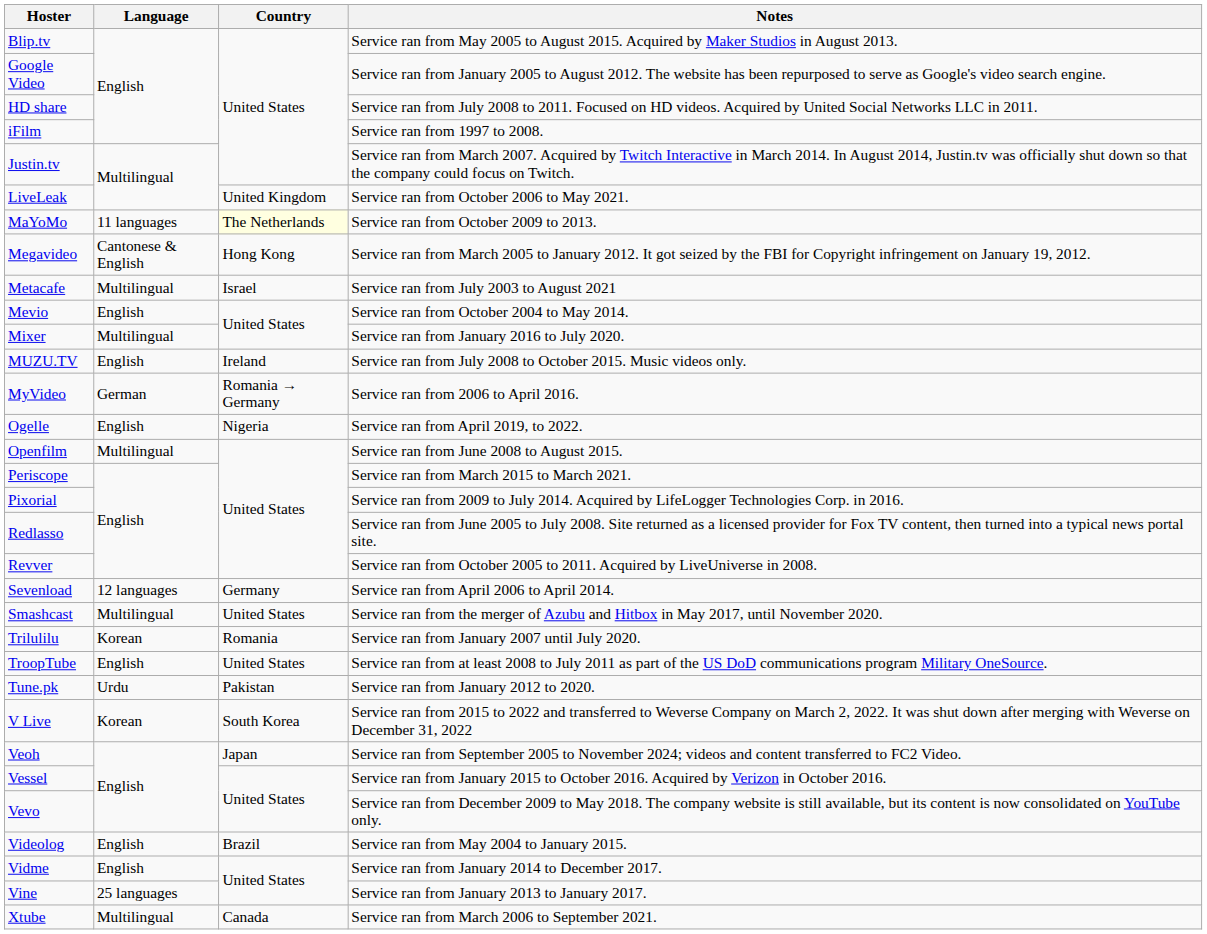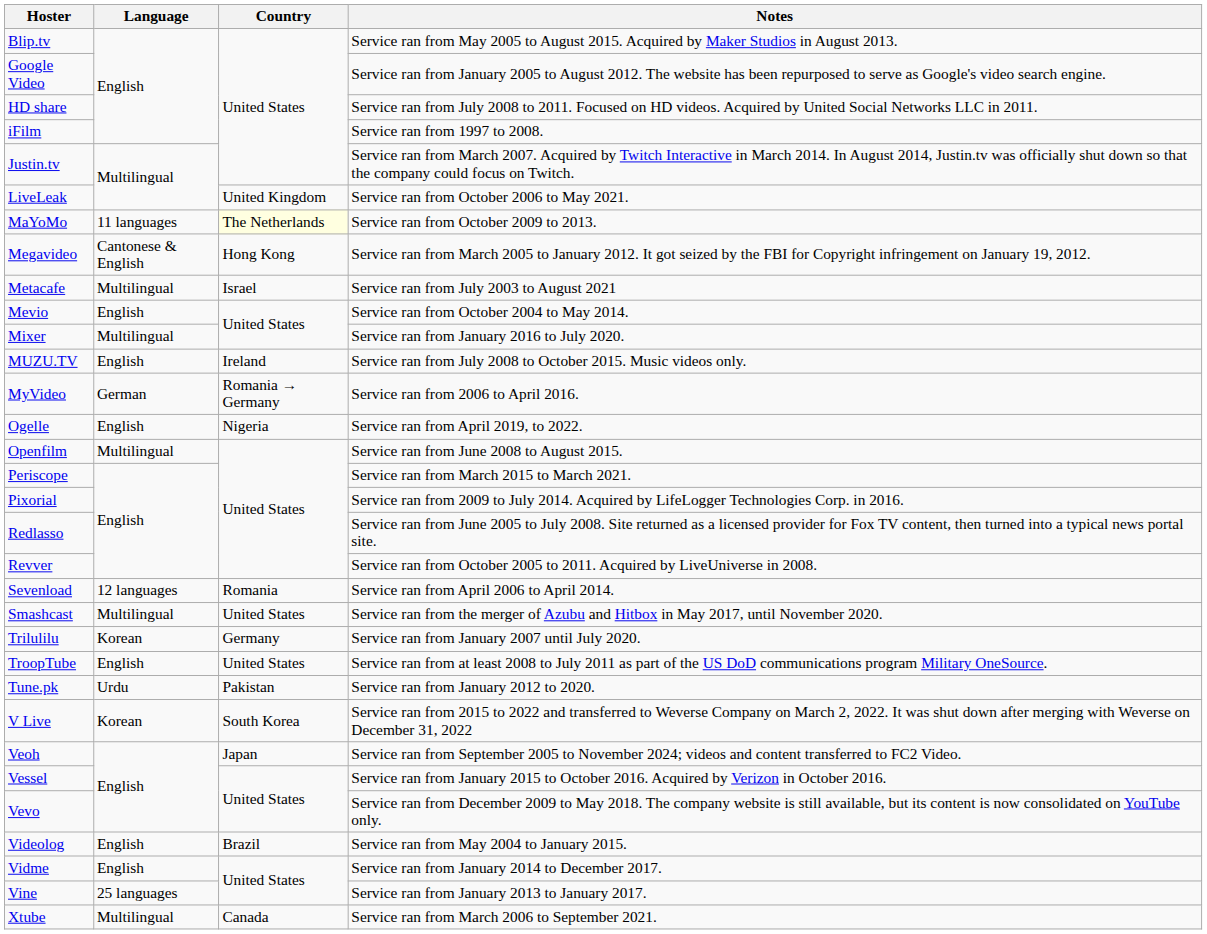(251, 590) Germany -> (250, 590) Romania
(250, 638) Romania -> (251, 638) Germany
